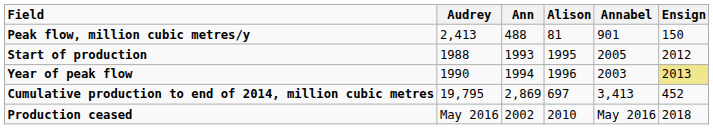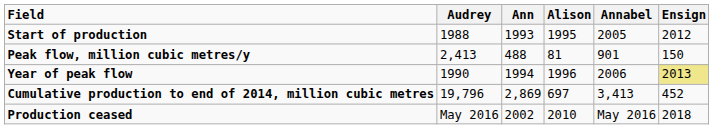rows swapped: (77, 54) <-> (129, 34)
(612, 74) 2003 -> (612, 74) 2006
(462, 94) 19,795 -> (462, 94) 19,796
